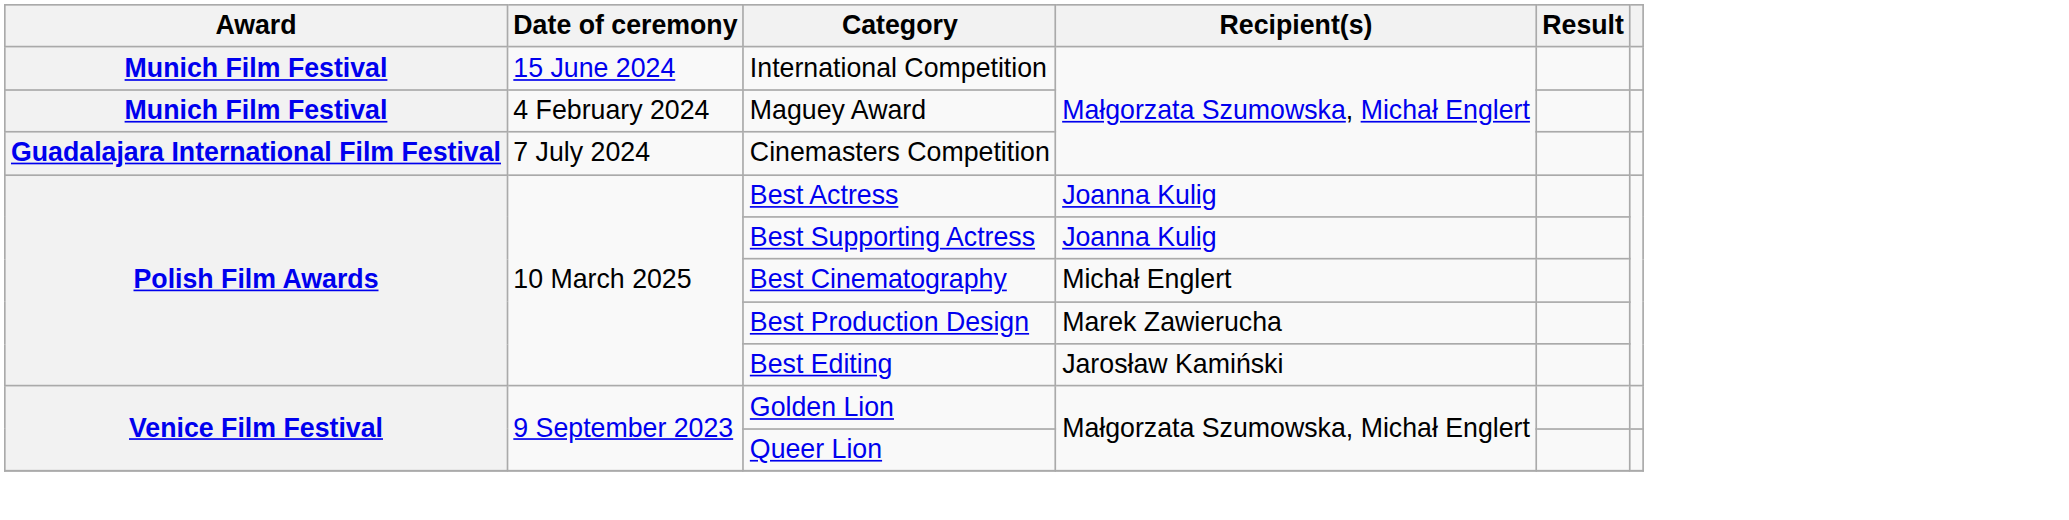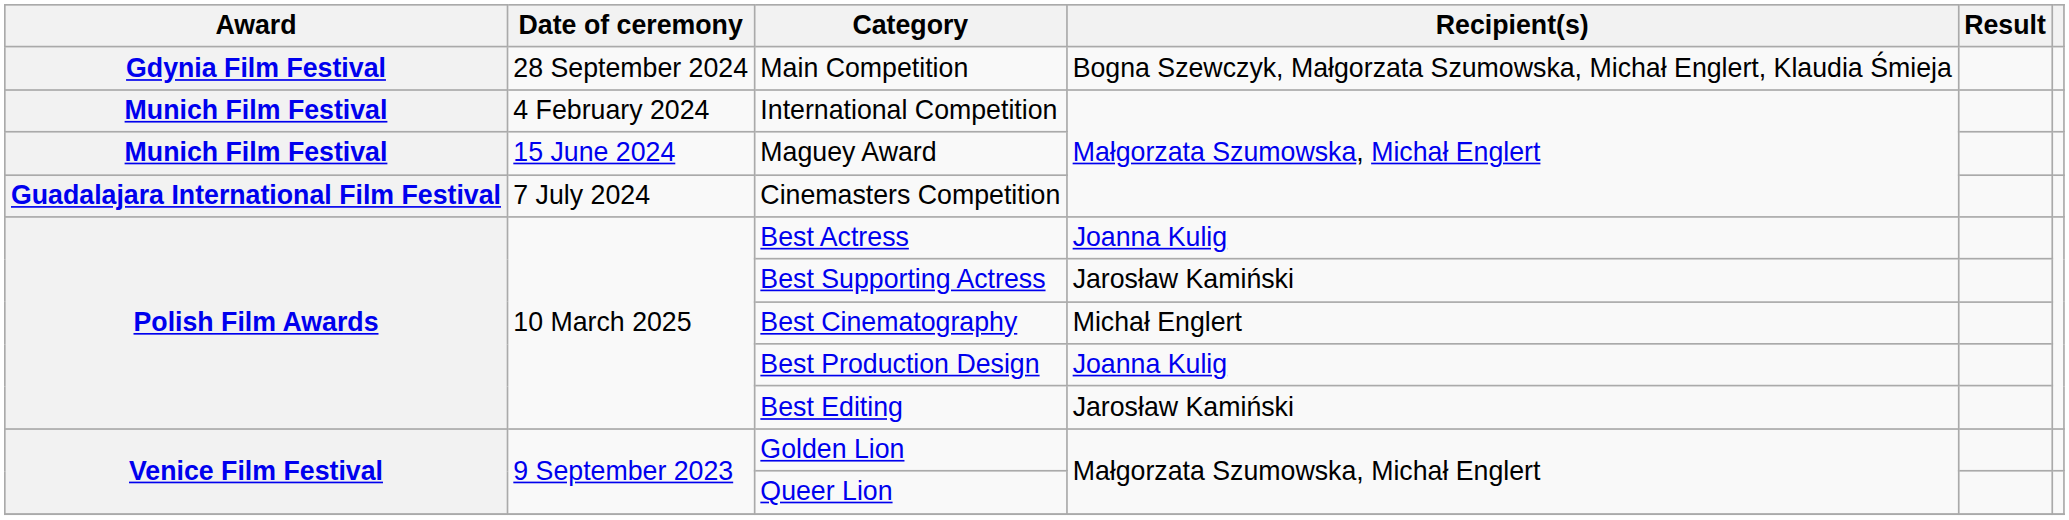+ row: (864, 68)
(594, 68) 15 June 2024 -> (611, 110) 4 February 2024
(611, 110) 4 February 2024 -> (594, 152) 15 June 2024
(1139, 237) Joanna Kulig -> (1183, 279) Jarosław Kamiński
(1172, 322) Marek Zawierucha -> (1150, 364) Joanna Kulig
